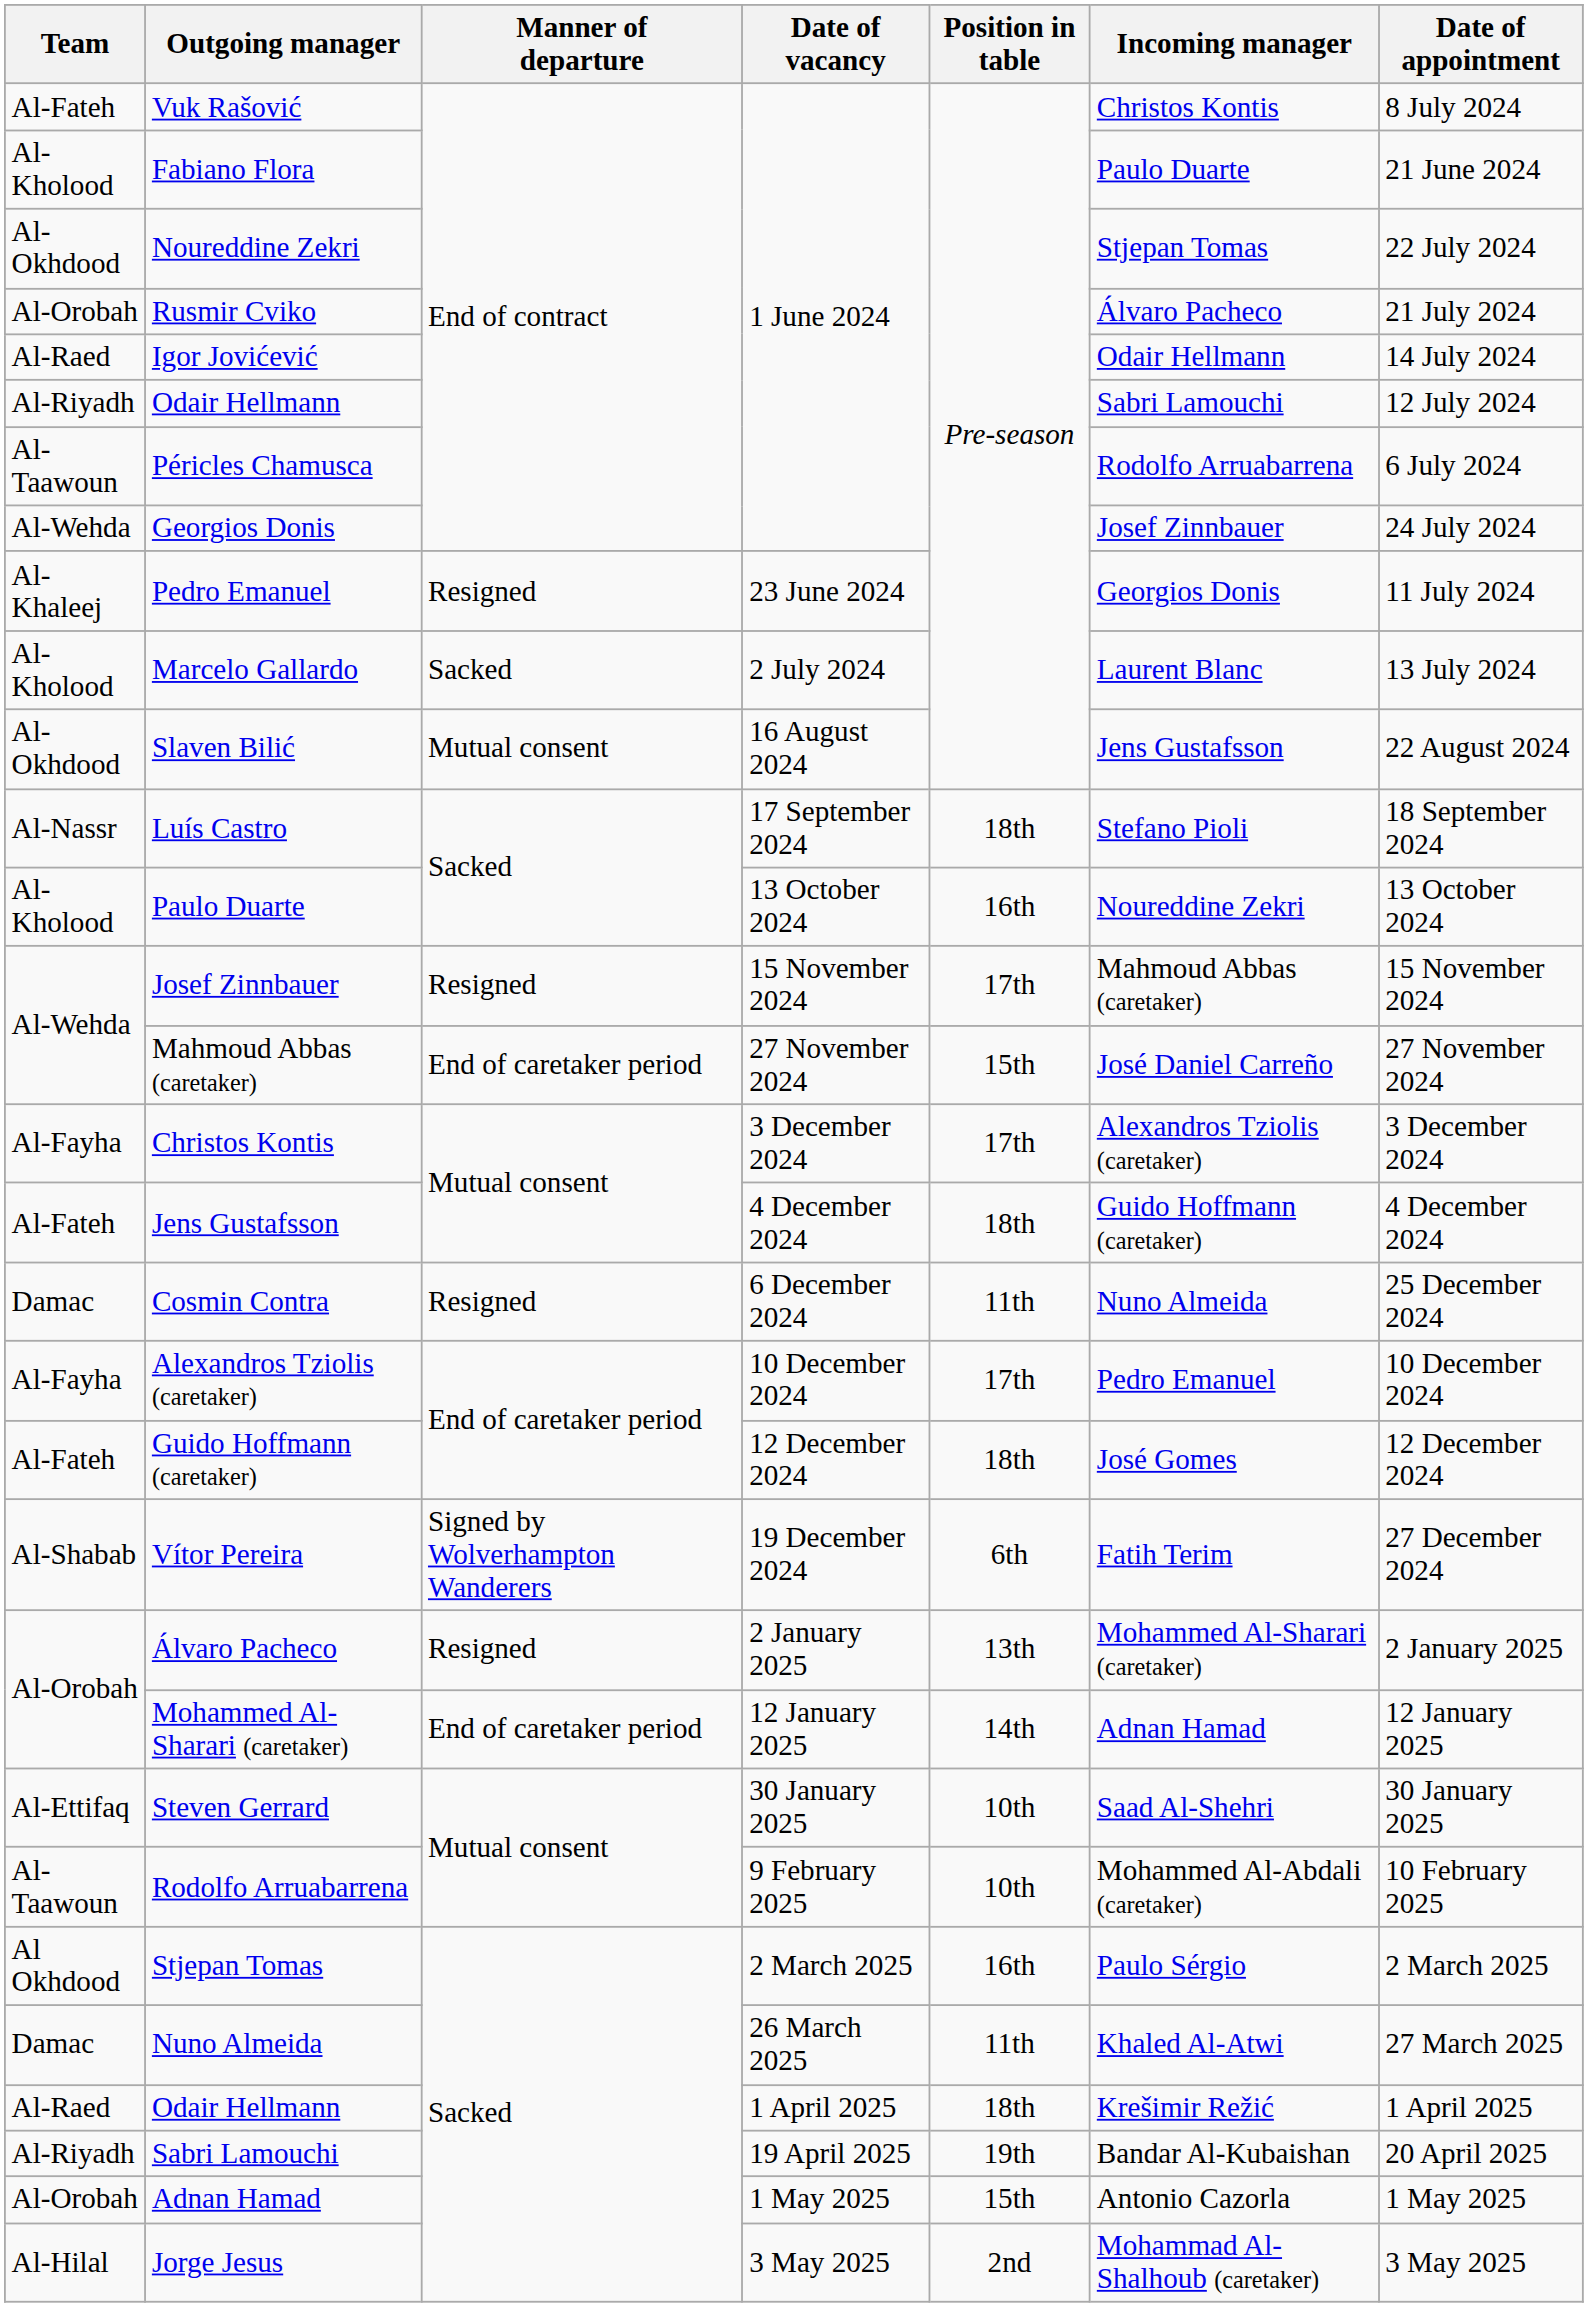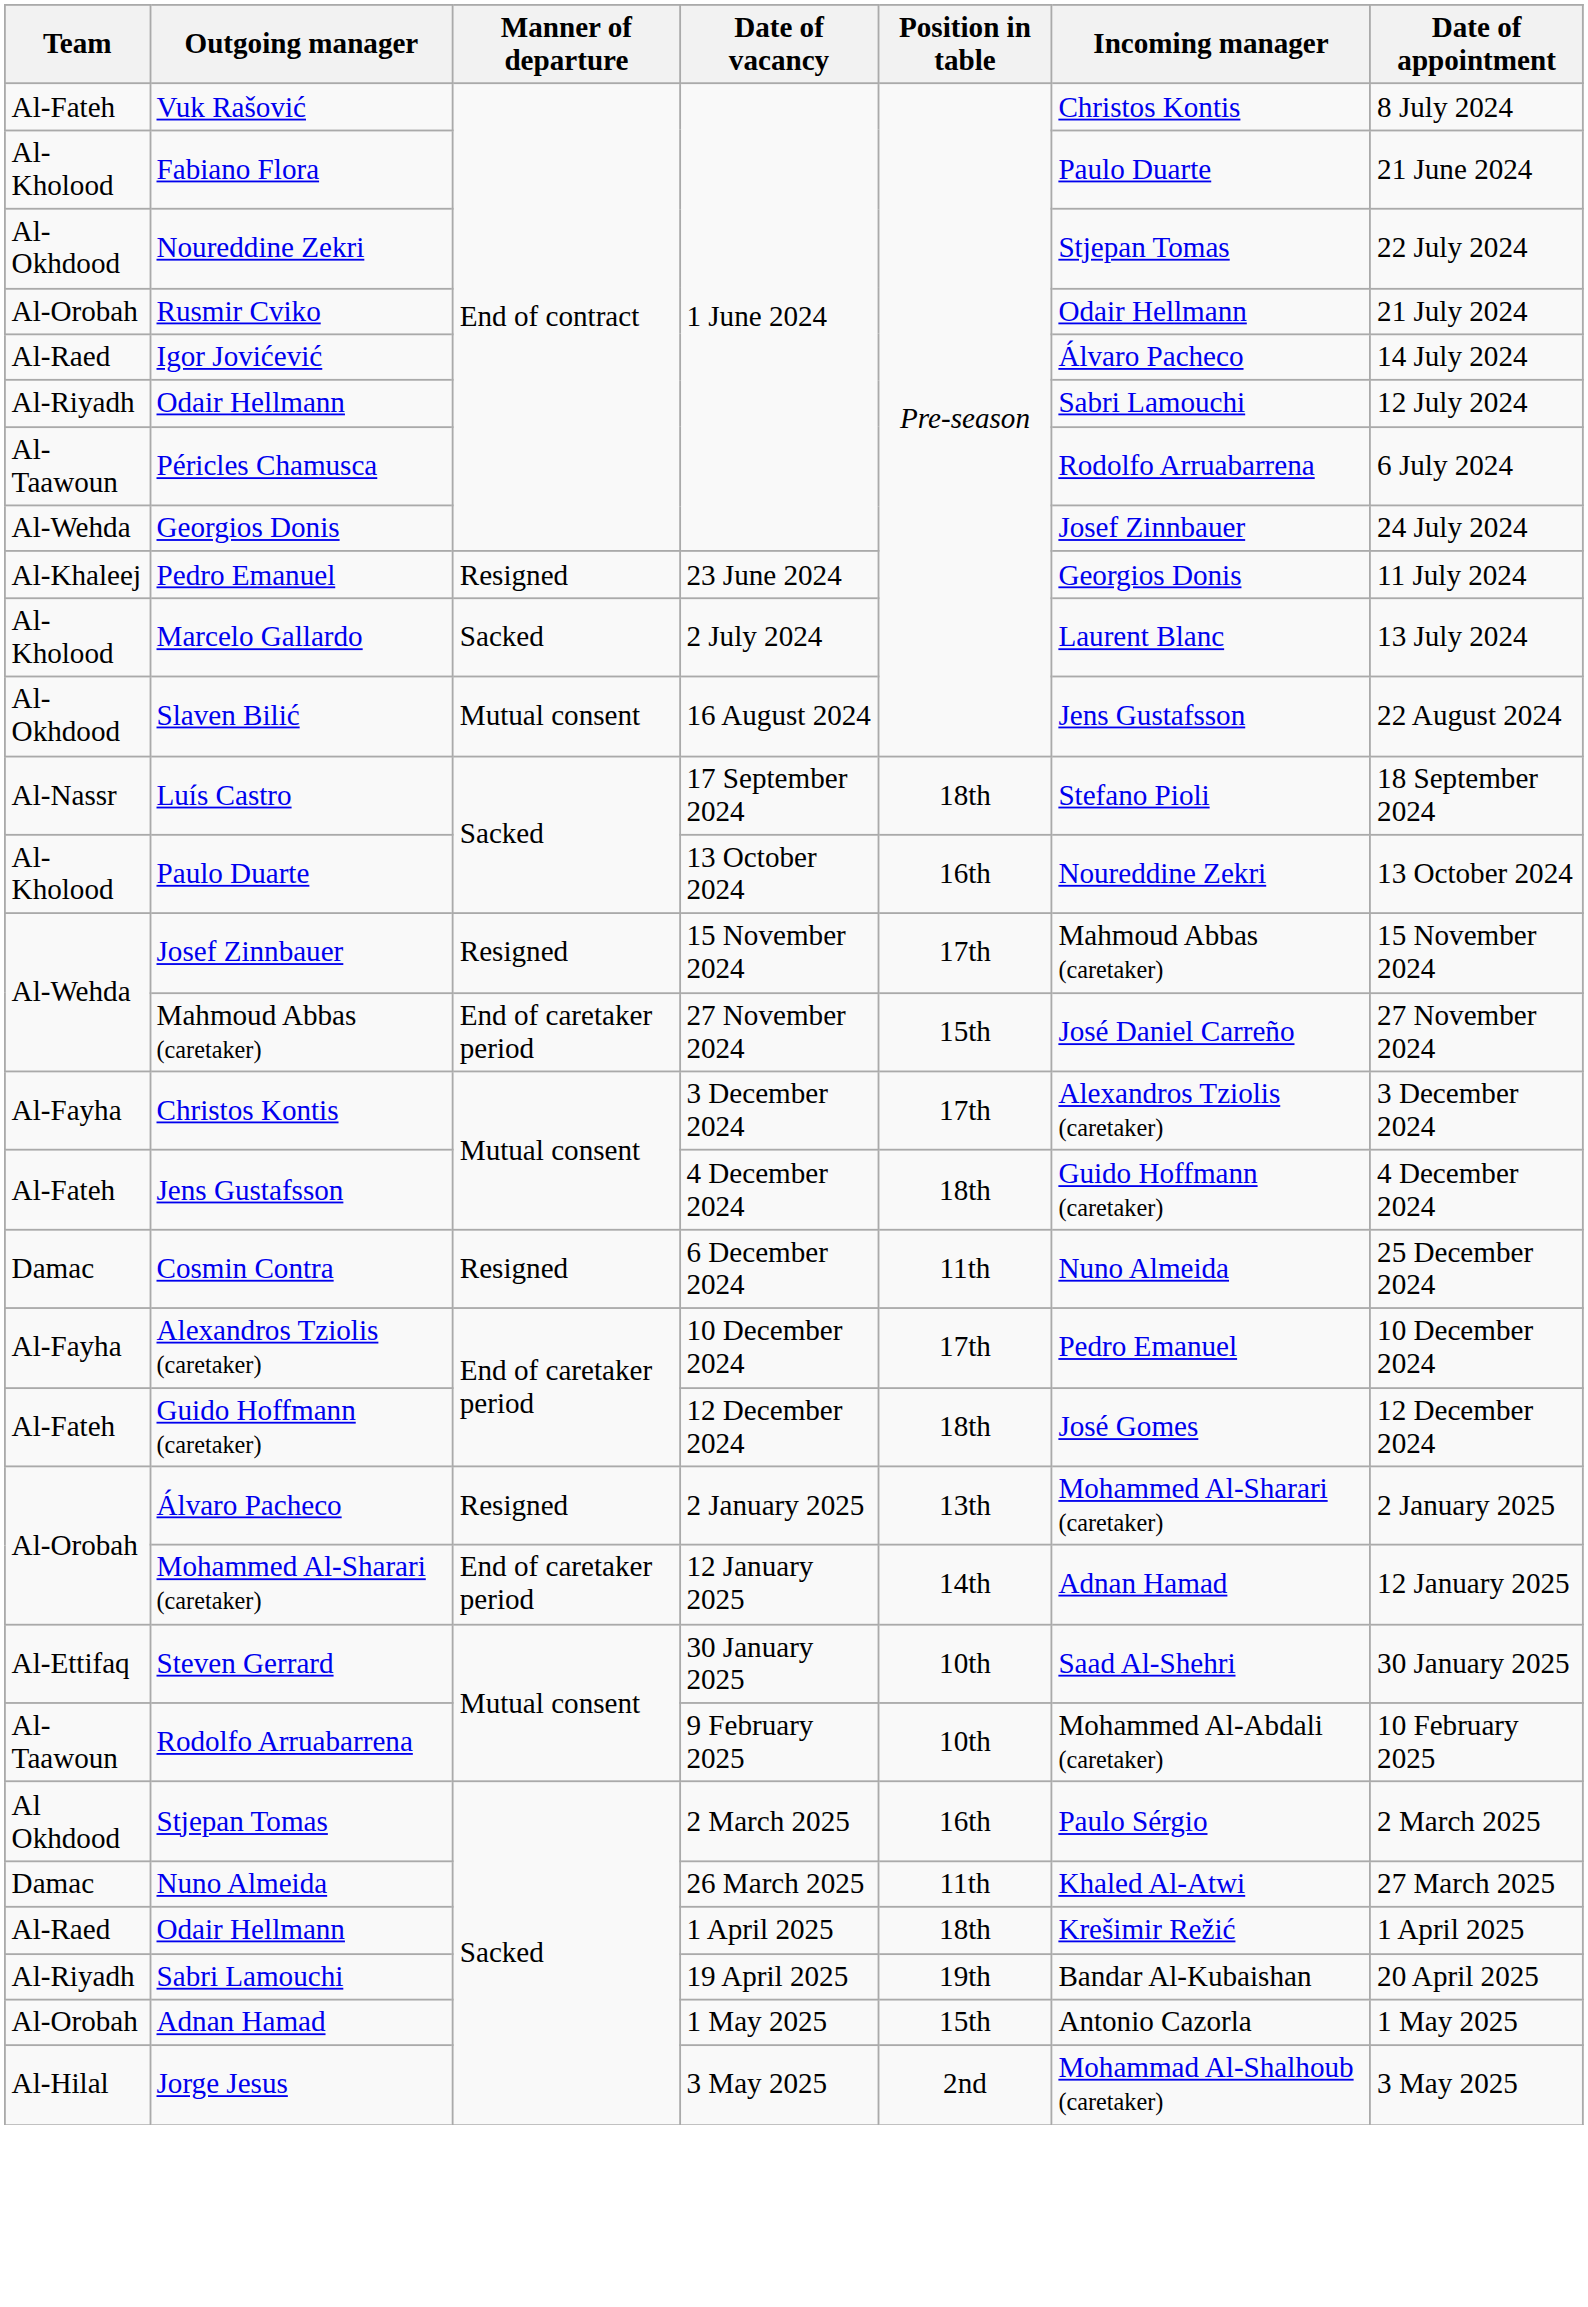(1189, 310) Álvaro Pacheco -> (1153, 310) Odair Hellmann
(1191, 356) Odair Hellmann -> (1151, 356) Álvaro Pacheco
- row: (227, 1554)
